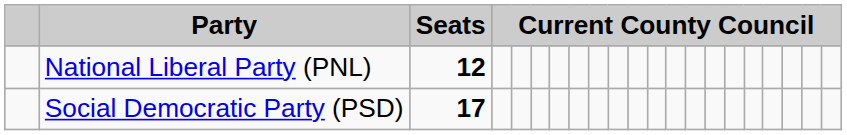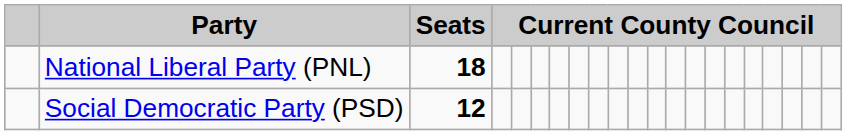(471, 66) 12 -> (471, 66) 18
(471, 108) 17 -> (471, 108) 12
